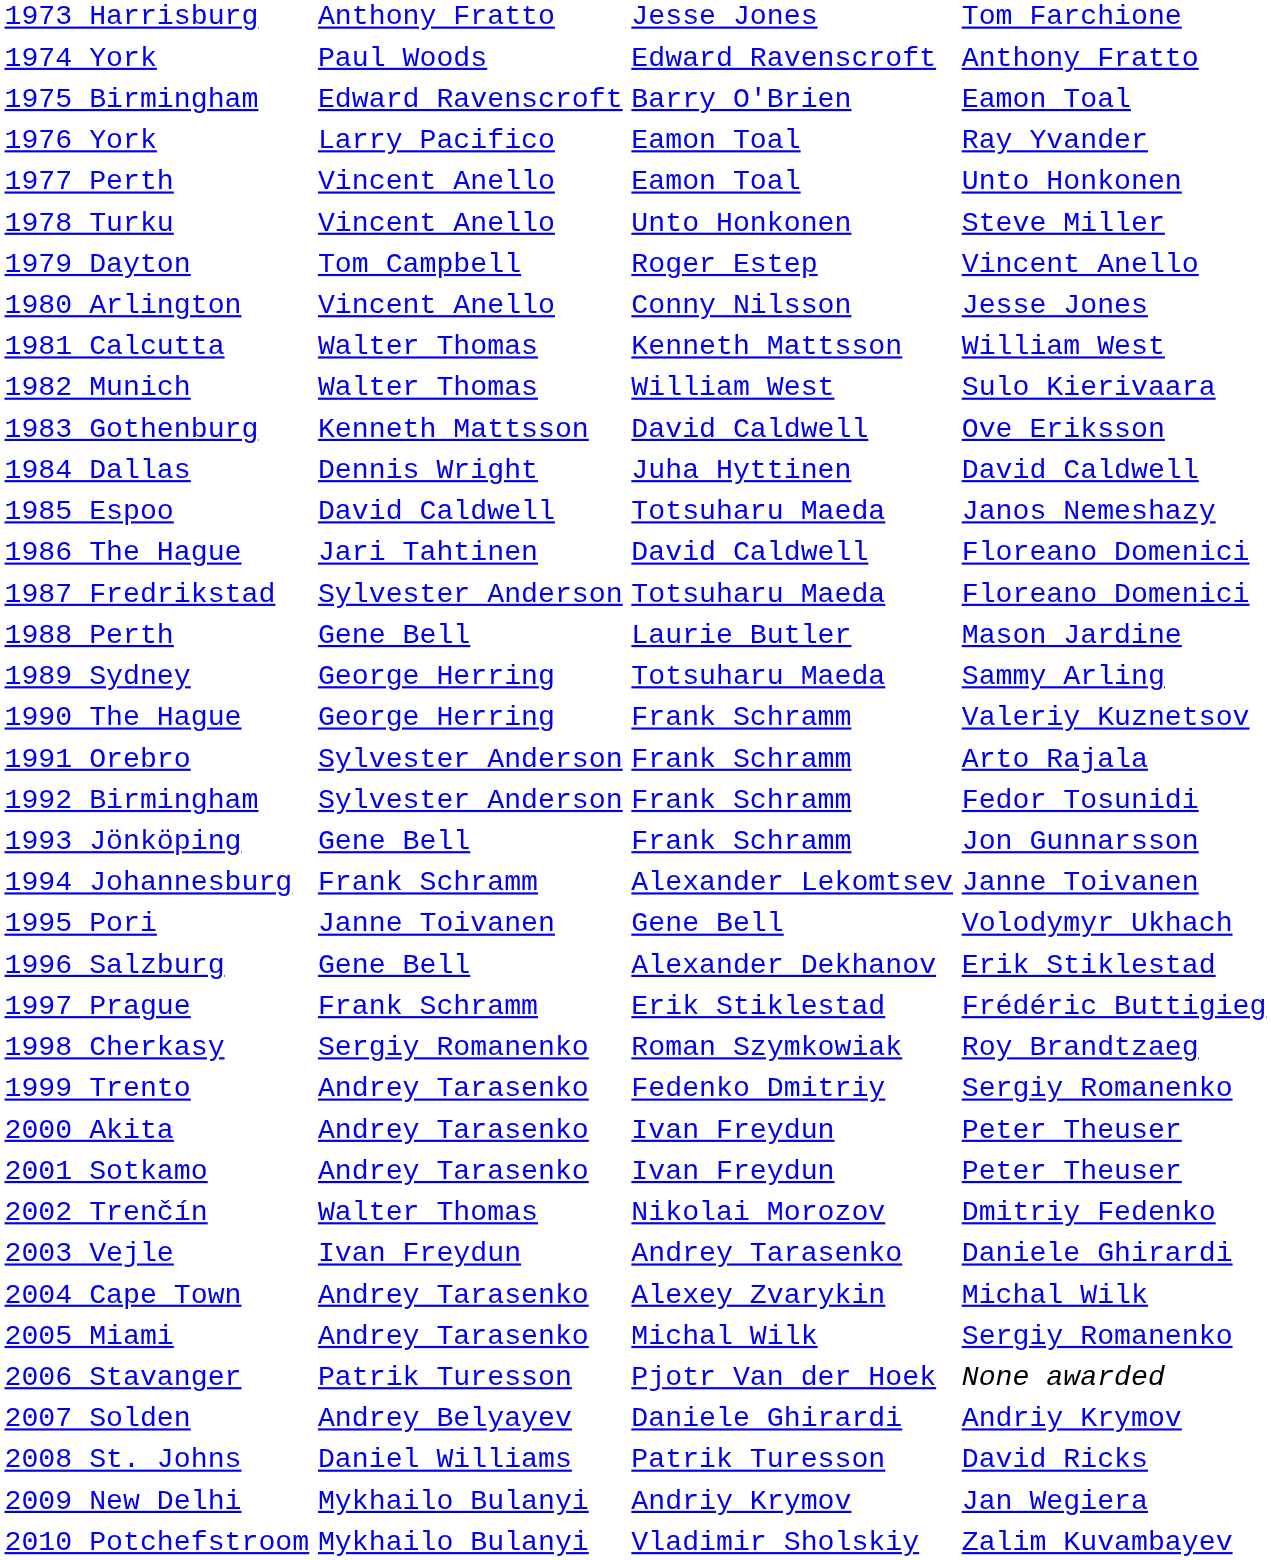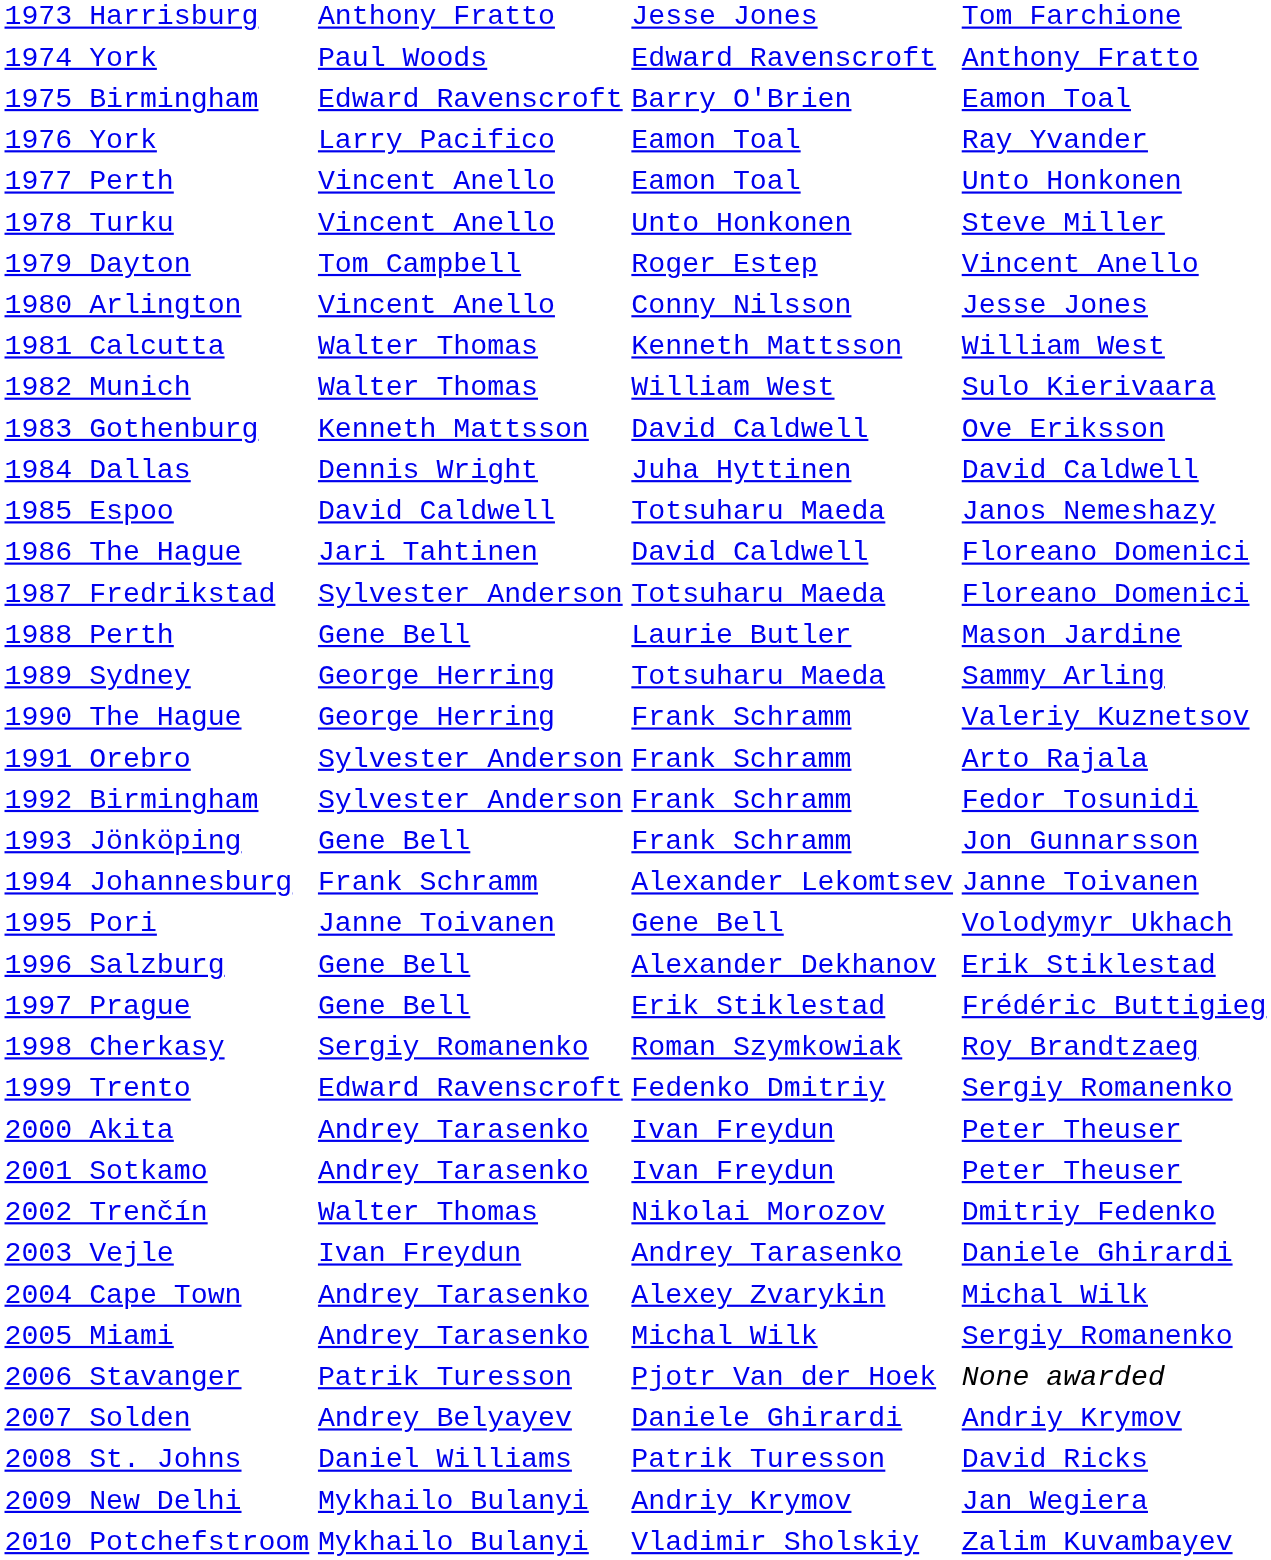(428, 1006) Frank Schramm -> (394, 1006) Gene Bell
(453, 1089) Andrey Tarasenko -> (470, 1089) Edward Ravenscroft
